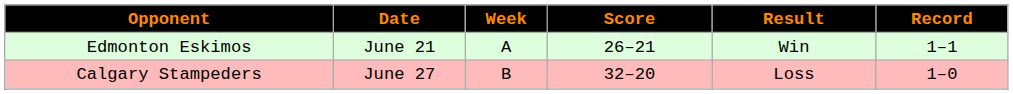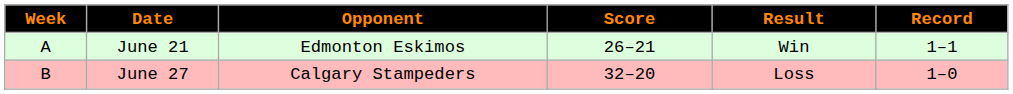columns swapped: (506, 19) <-> (169, 19)
